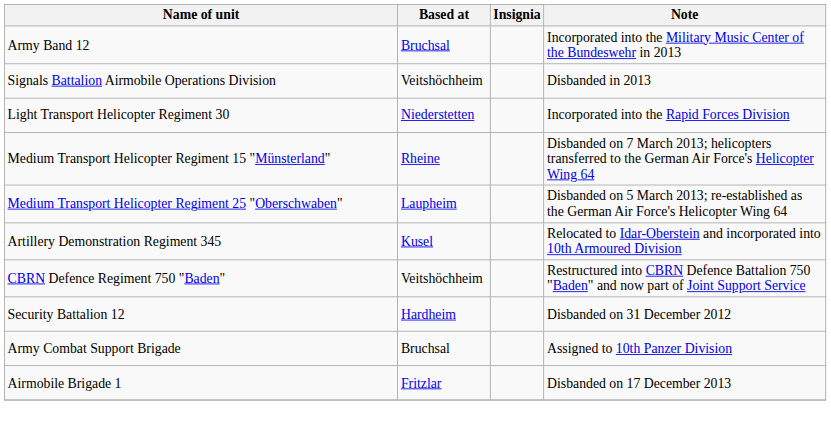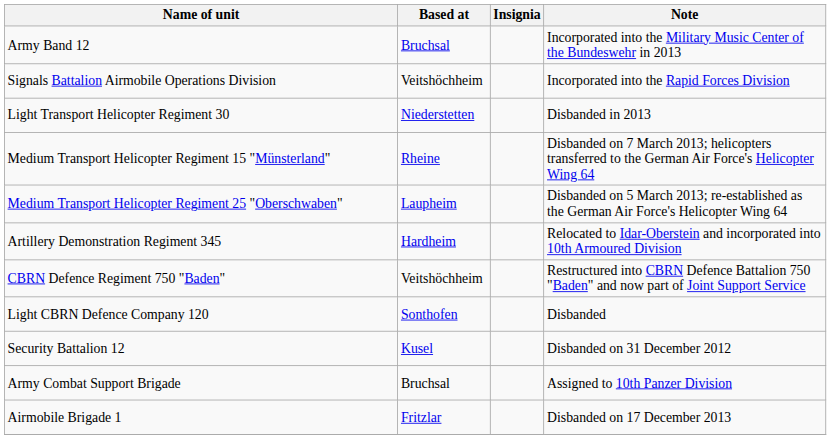(599, 80) Disbanded in 2013 -> (668, 80) Incorporated into the Rapid Forces Division
(668, 115) Incorporated into the Rapid Forces Division -> (599, 115) Disbanded in 2013
(417, 241) Kusel -> (428, 241) Hardheim
+ row: (108, 314)
(428, 314) Hardheim -> (417, 348) Kusel
